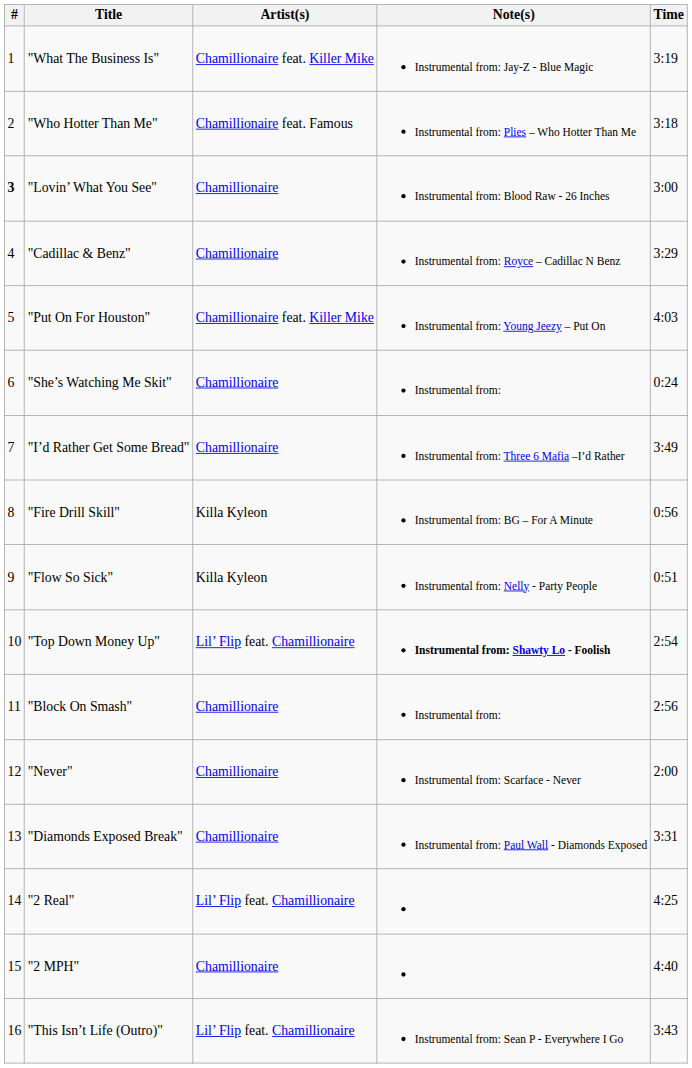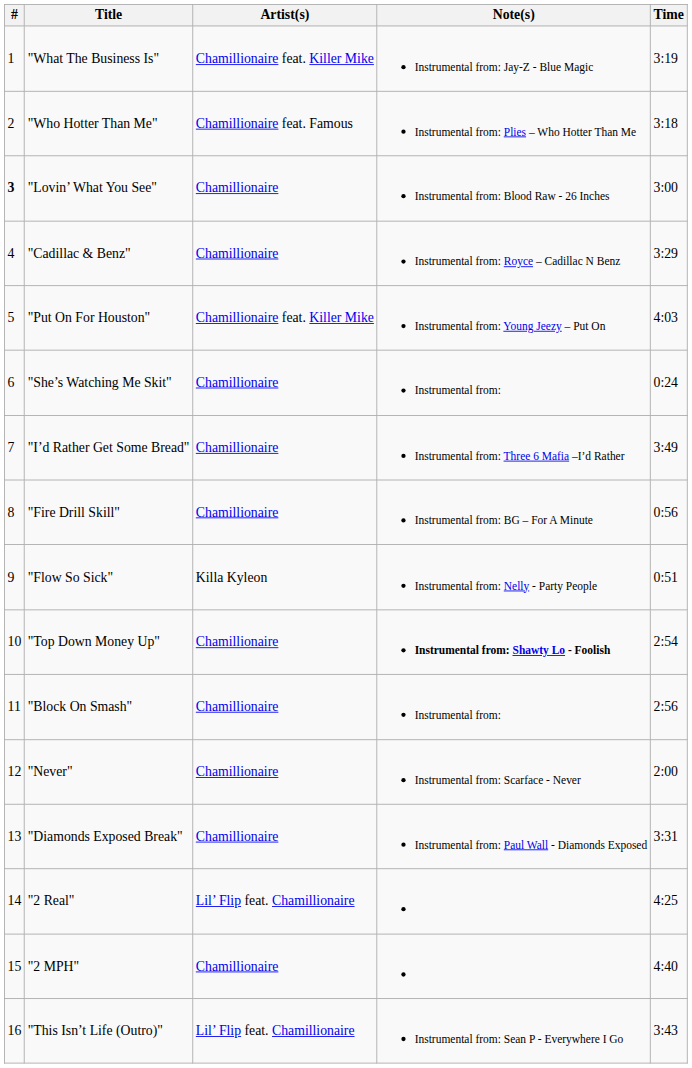(232, 512) Killa Kyleon -> (237, 512) Chamillionaire
(275, 642) Lil’ Flip feat. Chamillionaire -> (237, 642) Chamillionaire
